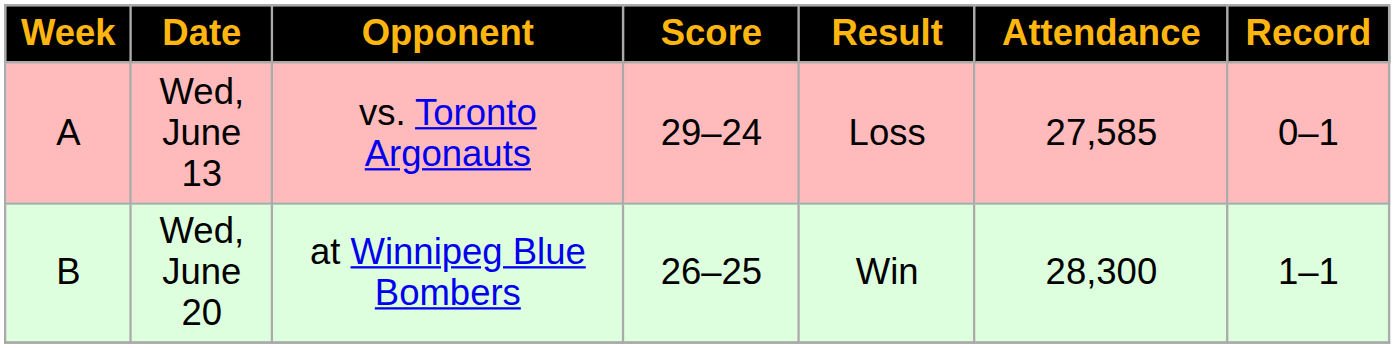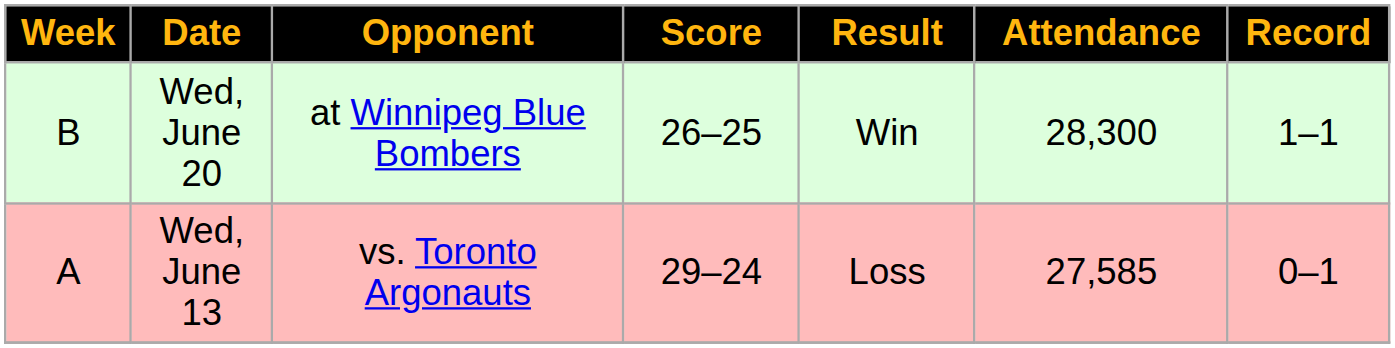rows swapped: (202, 132) <-> (202, 272)
